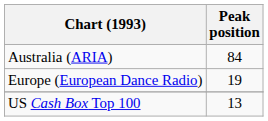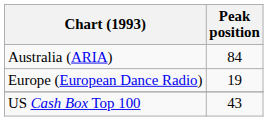(235, 103) 13 -> (235, 103) 43
